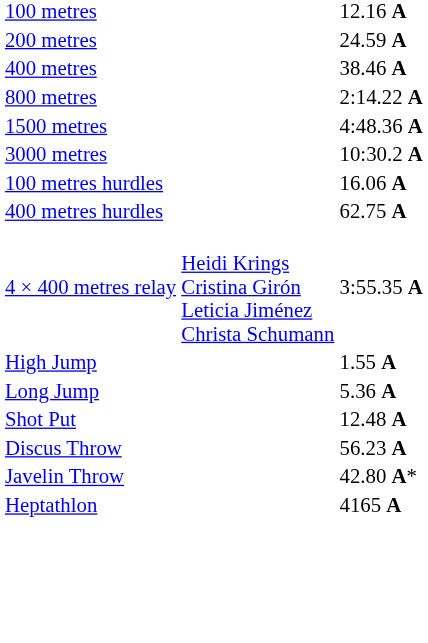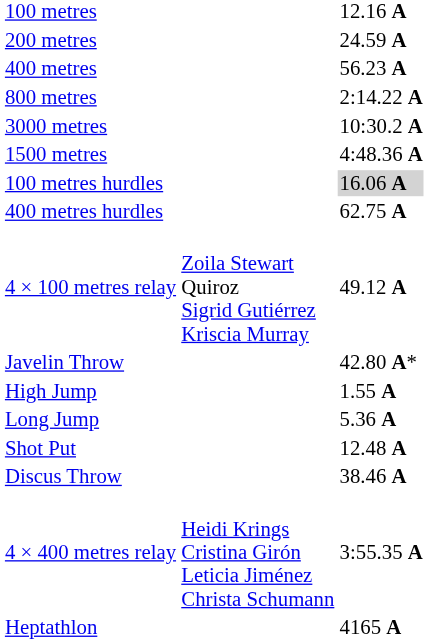(373, 68) 38.46 A -> (373, 68) 56.23 A
rows swapped: (56, 125) <-> (56, 154)
(373, 183) no background -> (373, 183) lightgrey background
+ row: (90, 287)
rows swapped: (90, 287) <-> (64, 476)
(373, 448) 56.23 A -> (373, 476) 38.46 A
